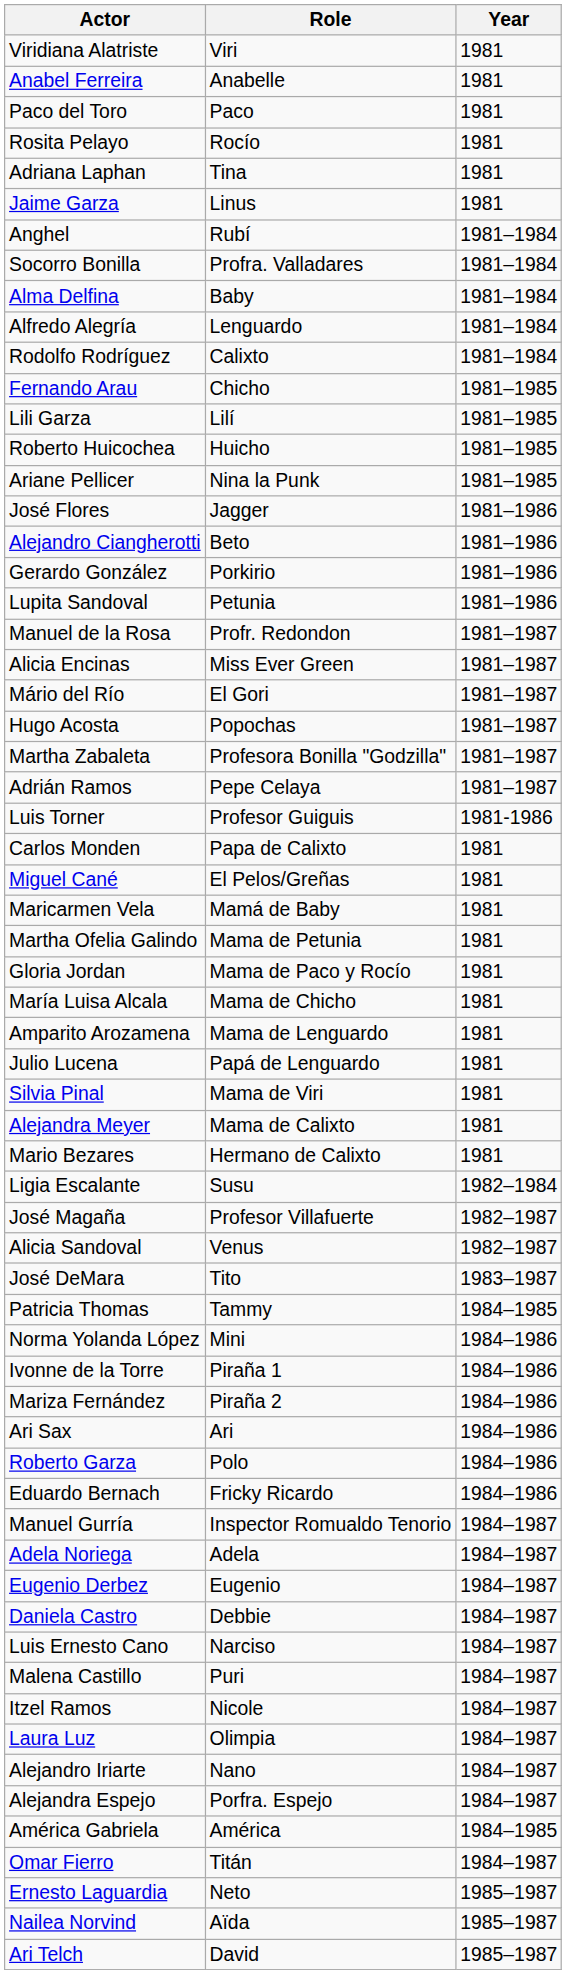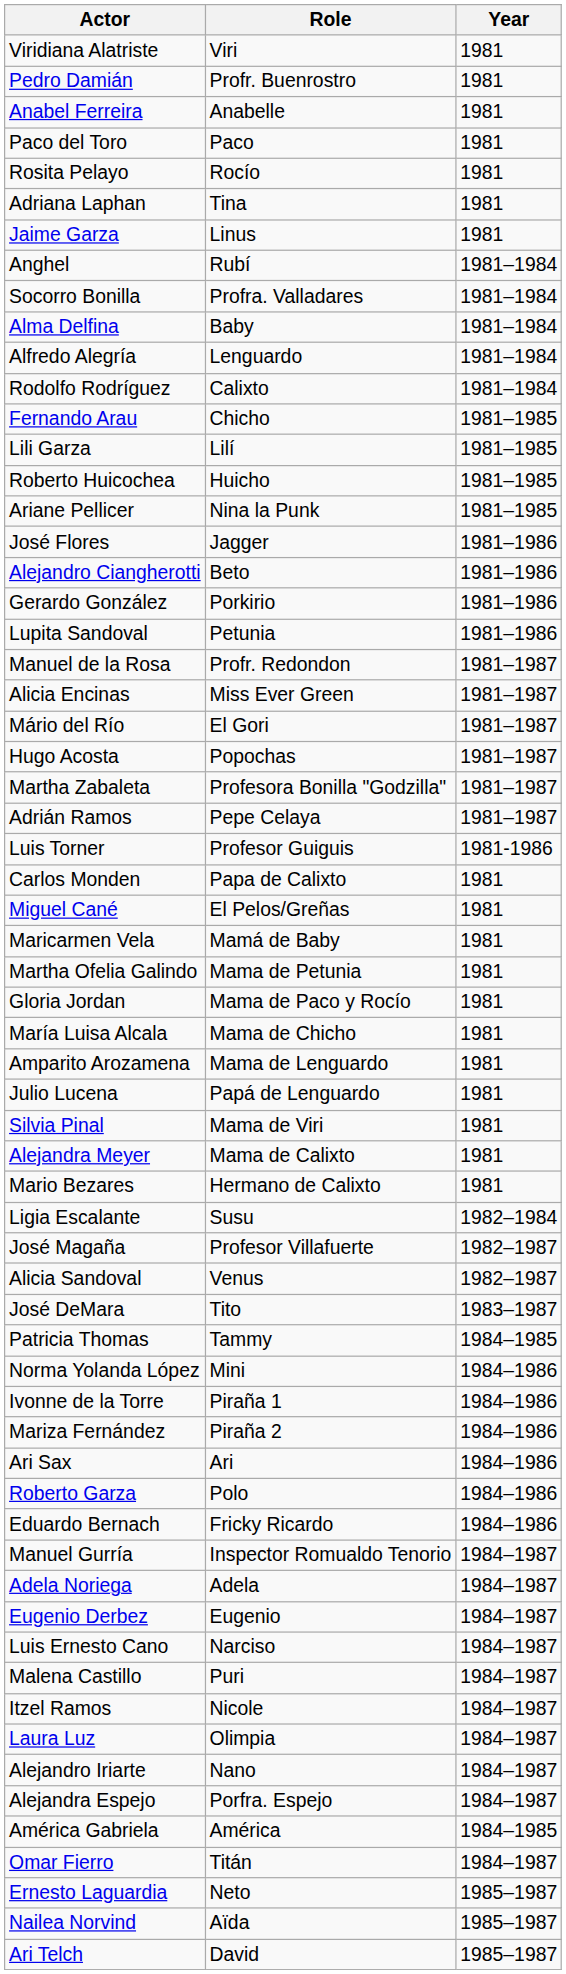+ row: (71, 81)
- row: (73, 1616)
